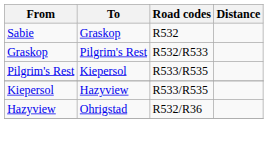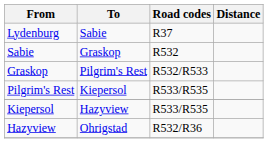+ row: (33, 33)
